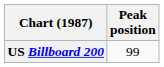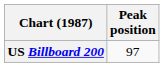(133, 51) 99 -> (133, 51) 97
